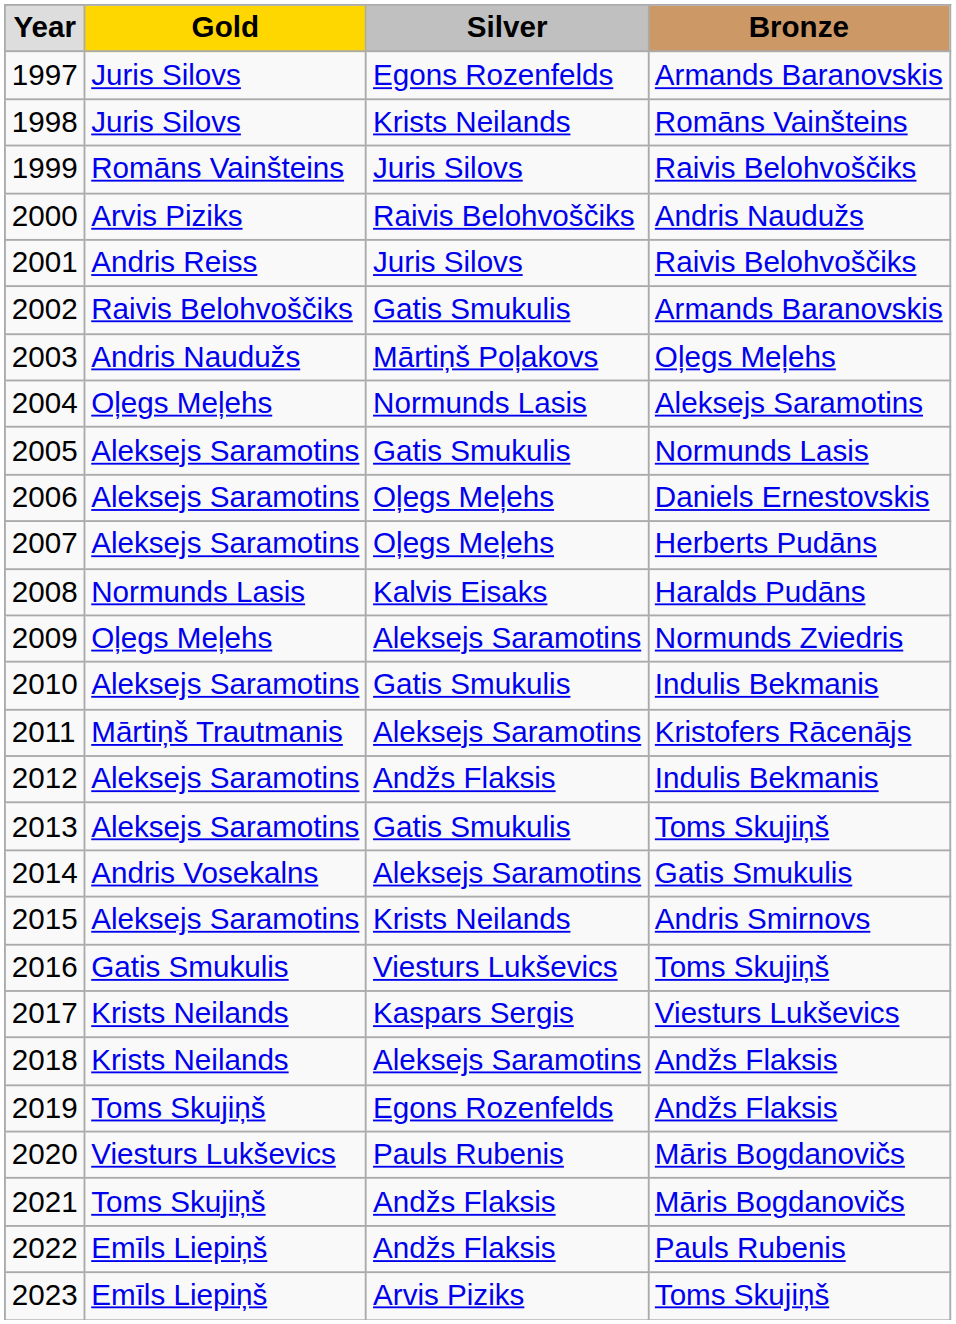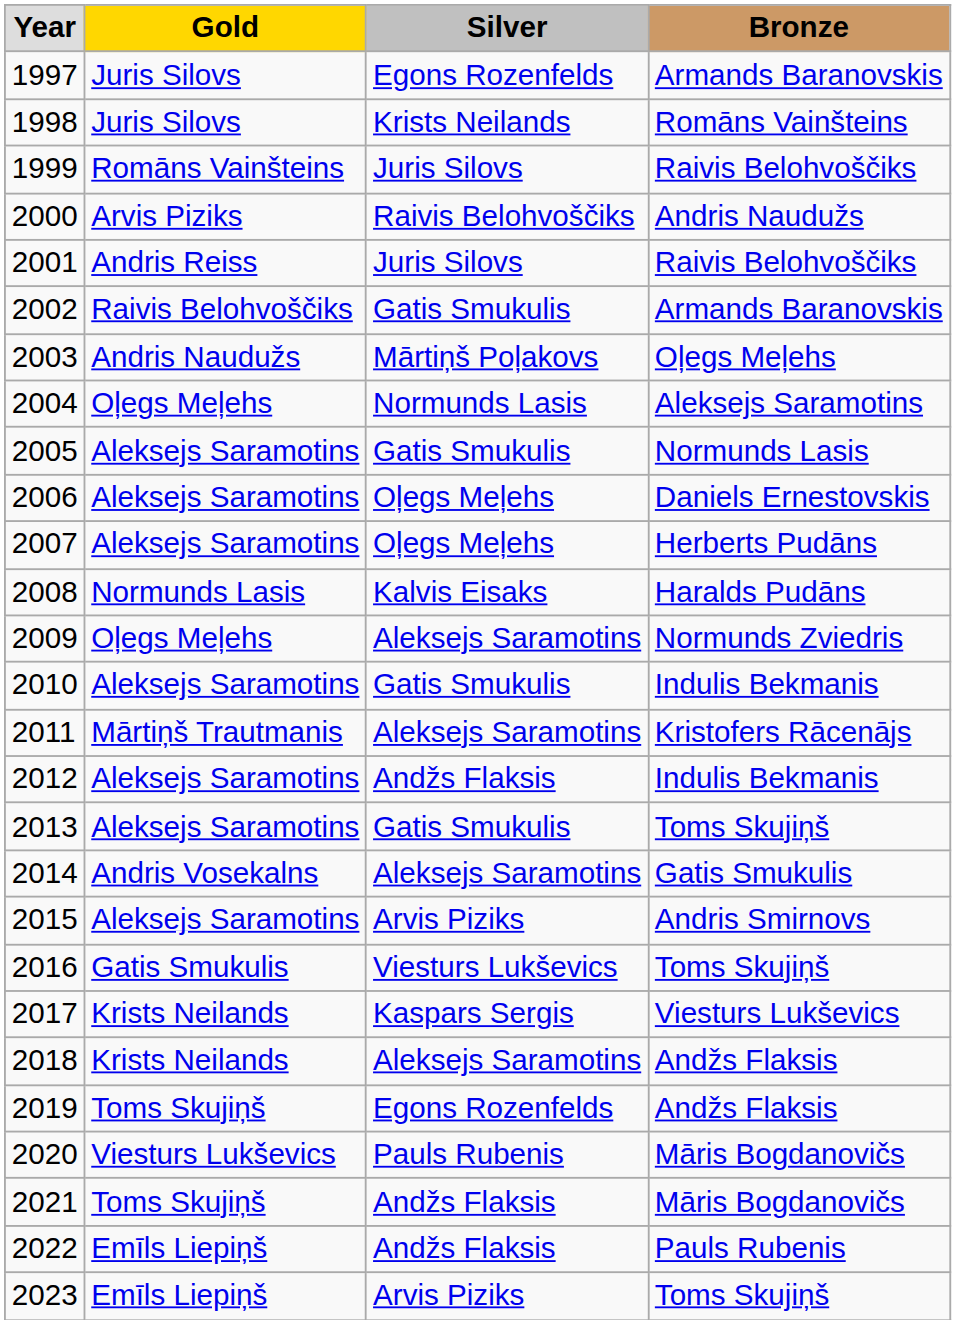(472, 919) Krists Neilands -> (449, 919) Arvis Piziks
